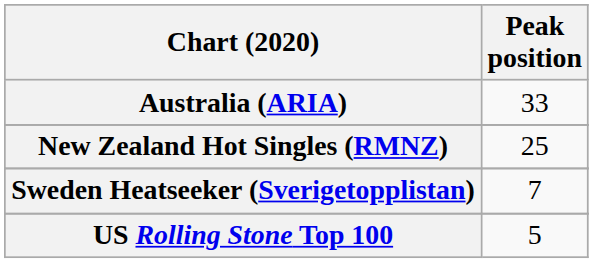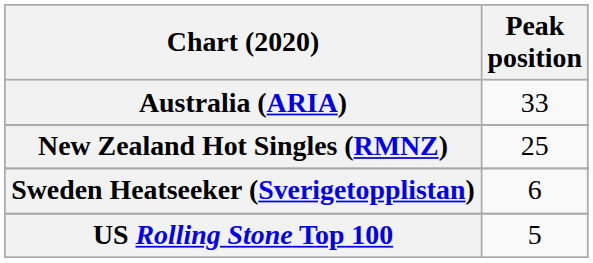(535, 190) 7 -> (535, 190) 6
